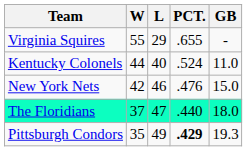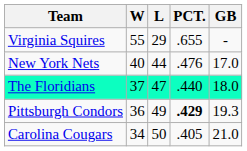- row: (65, 63)
(137, 87) 42 -> (137, 63) 40
(159, 87) 46 -> (159, 63) 44
(226, 87) 15.0 -> (226, 63) 17.0
(137, 134) 35 -> (137, 110) 36
+ row: (60, 134)
